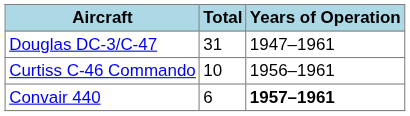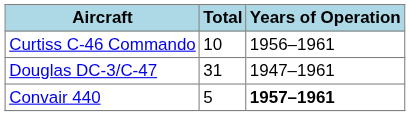rows swapped: (83, 44) <-> (102, 70)
(208, 97) 6 -> (208, 97) 5
